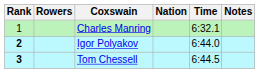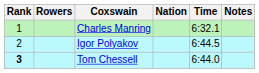(19, 44) bold -> (19, 44) normal
(206, 44) 6:44.0 -> (206, 44) 6:44.5
(206, 60) 6:44.5 -> (206, 60) 6:44.0
